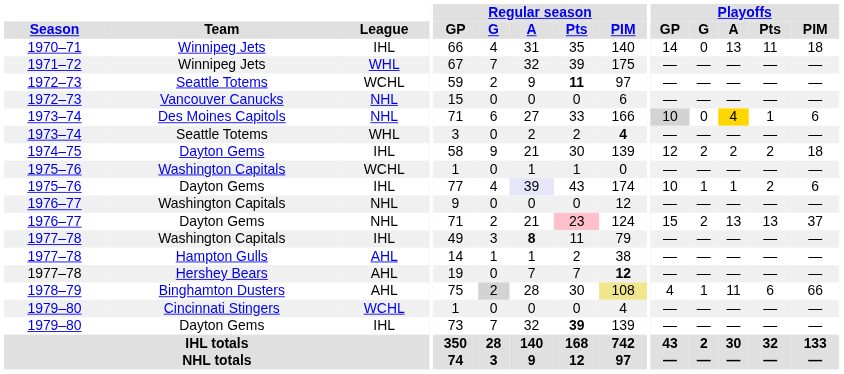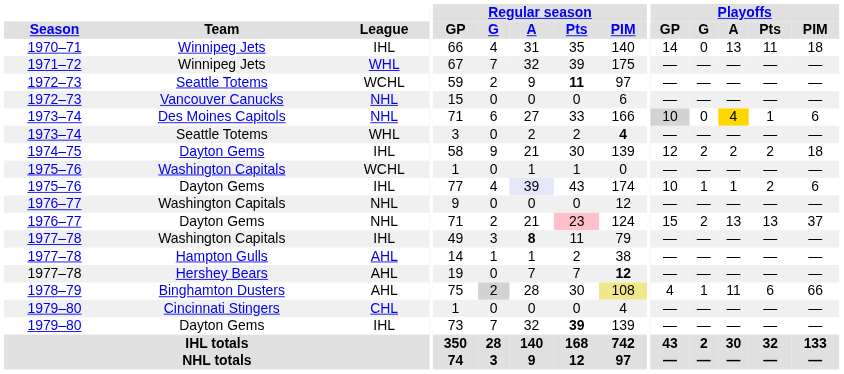(384, 308) WCHL -> (384, 308) CHL
